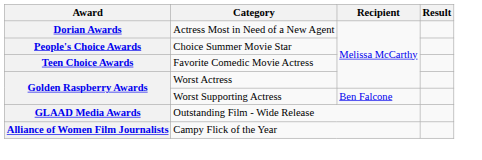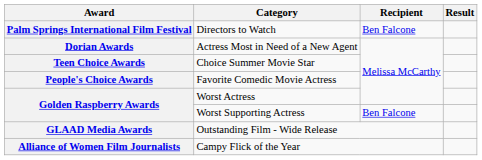+ row: (236, 29)
(88, 46) People's Choice Awards -> (99, 63) Teen Choice Awards
(88, 63) Teen Choice Awards -> (99, 79) People's Choice Awards
